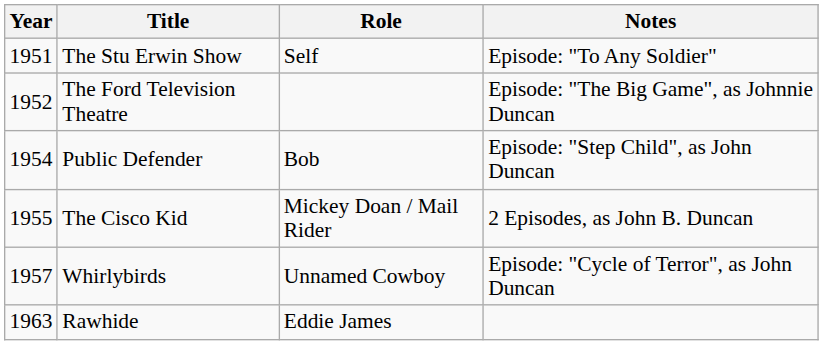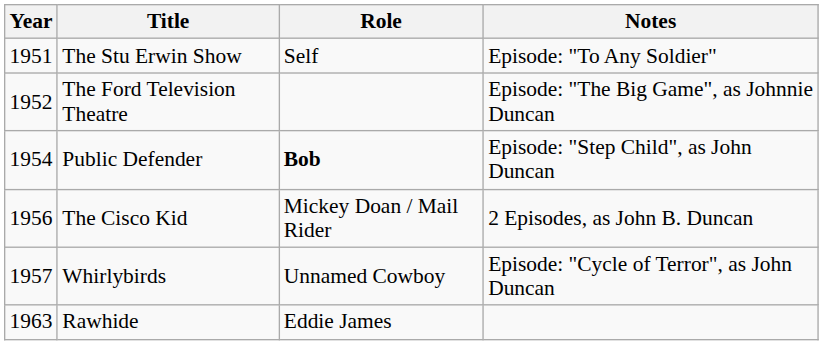(302, 159) normal -> (302, 159) bold
(31, 217) 1955 -> (31, 217) 1956
